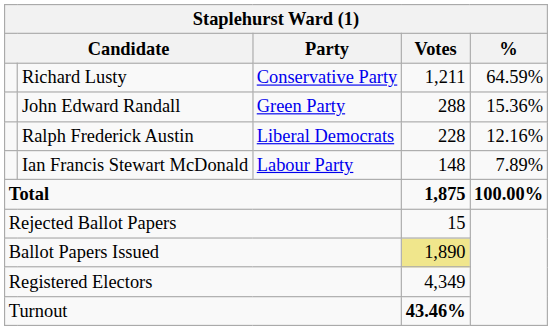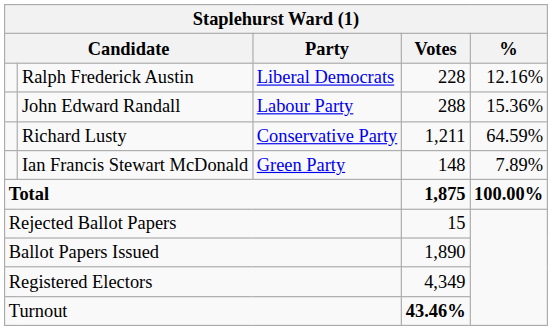rows swapped: (74, 77) <-> (108, 135)
(301, 106) Green Party -> (305, 106) Labour Party
(305, 164) Labour Party -> (301, 164) Green Party
(445, 252) khaki background -> (445, 252) no background
